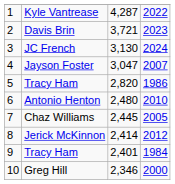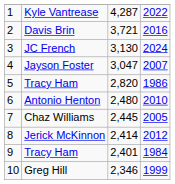(155, 30) 2023 -> (155, 30) 2016
(155, 170) 2000 -> (155, 170) 1999
